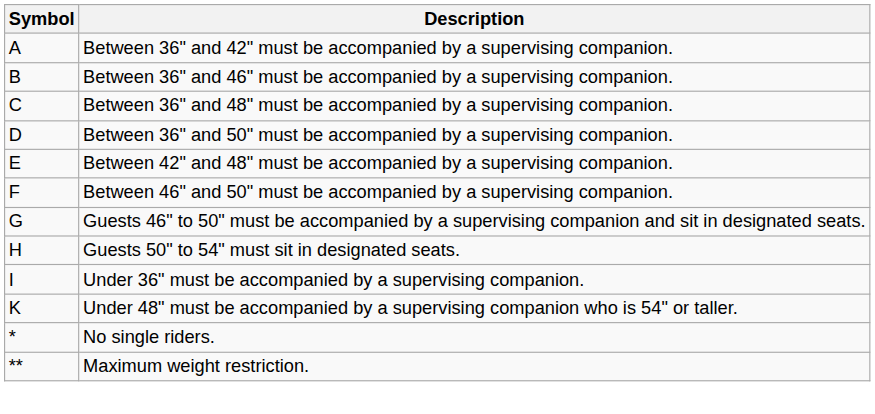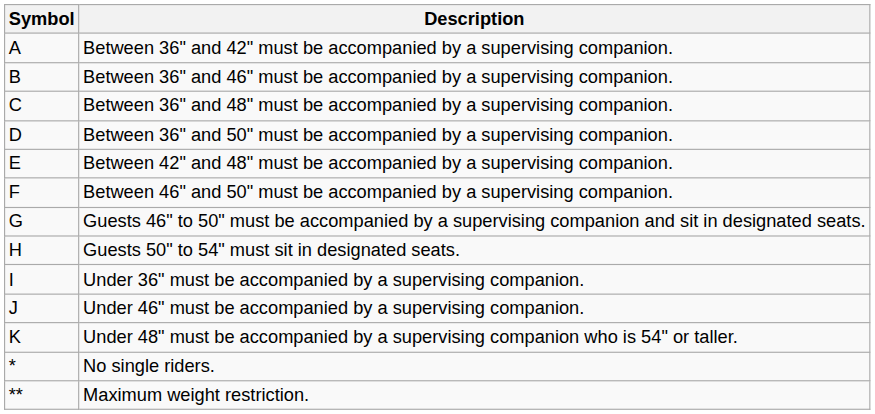+ row: (334, 308)
